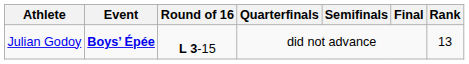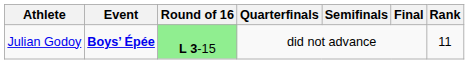(197, 49) no background -> (197, 49) lightgreen background
(445, 42) 13 -> (445, 42) 11
